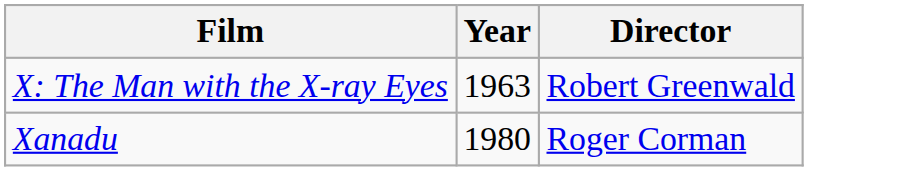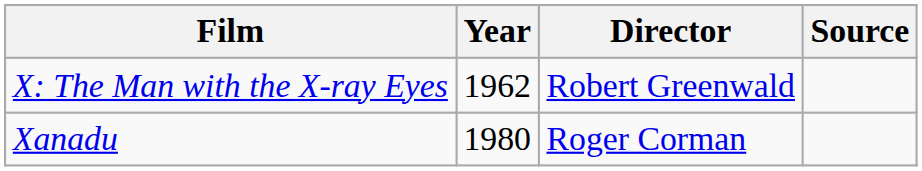+ column: (860, 31)
(497, 84) 1963 -> (497, 84) 1962
